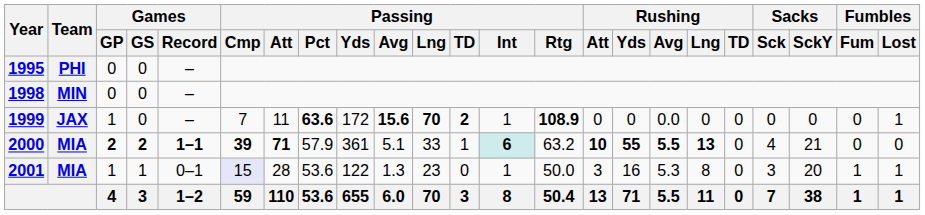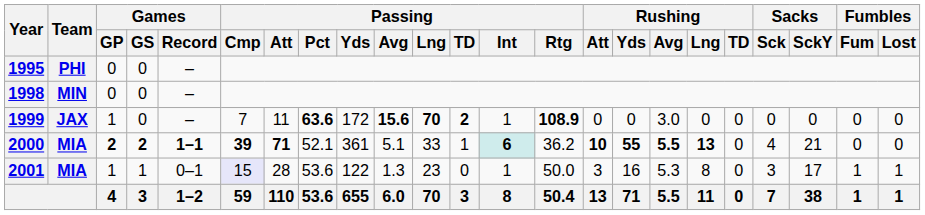(668, 119) 0.0 -> (668, 119) 3.0
(899, 119) 1 -> (899, 119) 0
(317, 145) 57.9 -> (317, 145) 52.1
(559, 145) 63.2 -> (559, 145) 36.2
(813, 171) 20 -> (813, 171) 17
